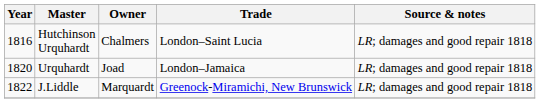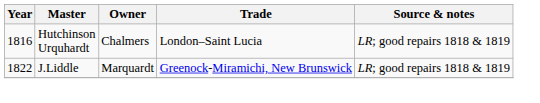(445, 41) LR; damages and good repair 1818 -> (434, 41) LR; good repairs 1818 & 1819
- row: (64, 68)
(445, 87) LR; damages and good repair 1818 -> (434, 68) LR; good repairs 1818 & 1819
